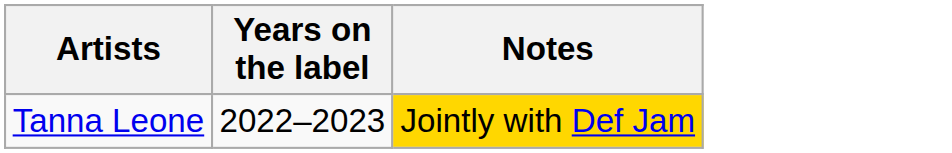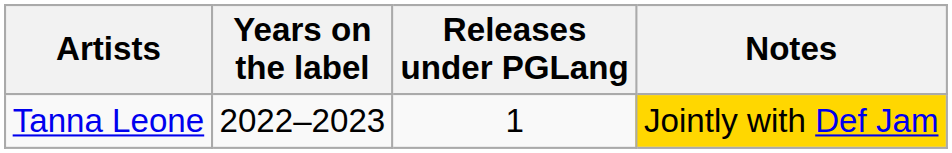+ column: (515, 49)
